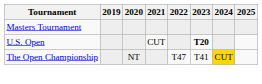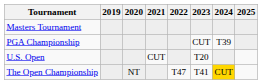+ row: (43, 42)
(201, 42) bold -> (201, 57) normal
